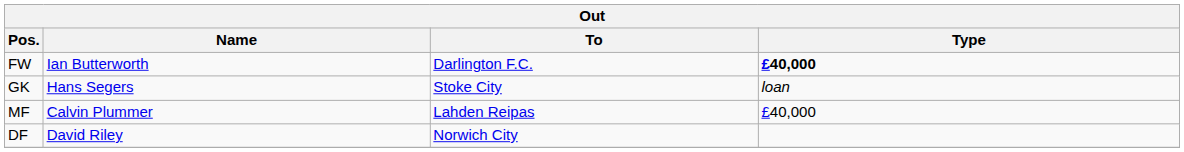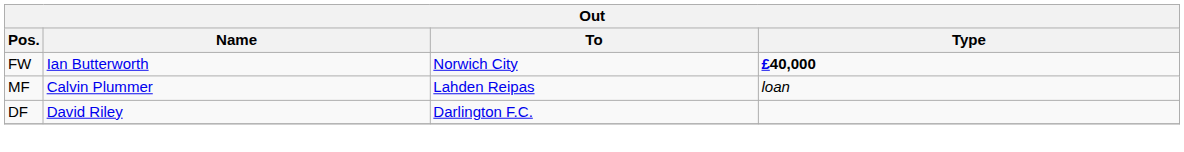(483, 64) Darlington F.C. -> (476, 64) Norwich City
- row: (19, 87)
(789, 111) £40,000 -> (776, 87) loan
(476, 135) Norwich City -> (483, 111) Darlington F.C.
